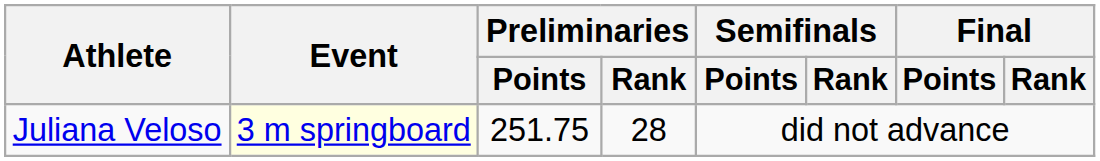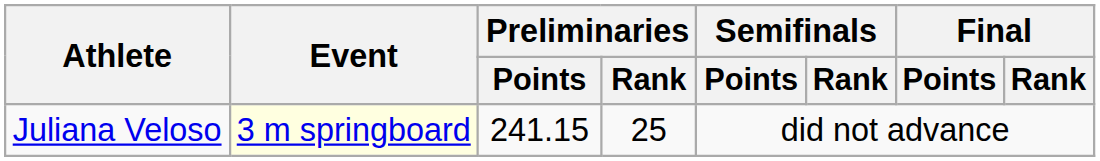(540, 131) 251.75 -> (540, 131) 241.15
(649, 131) 28 -> (649, 131) 25
